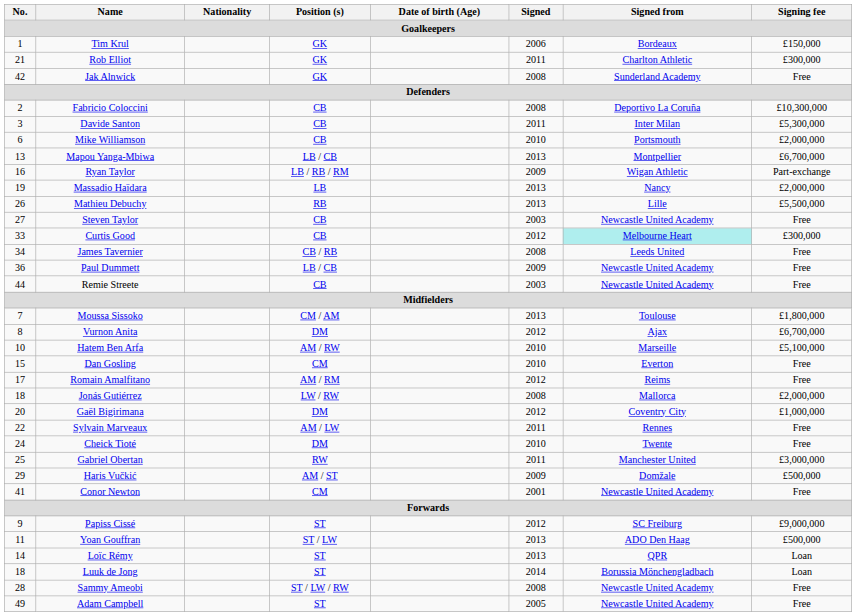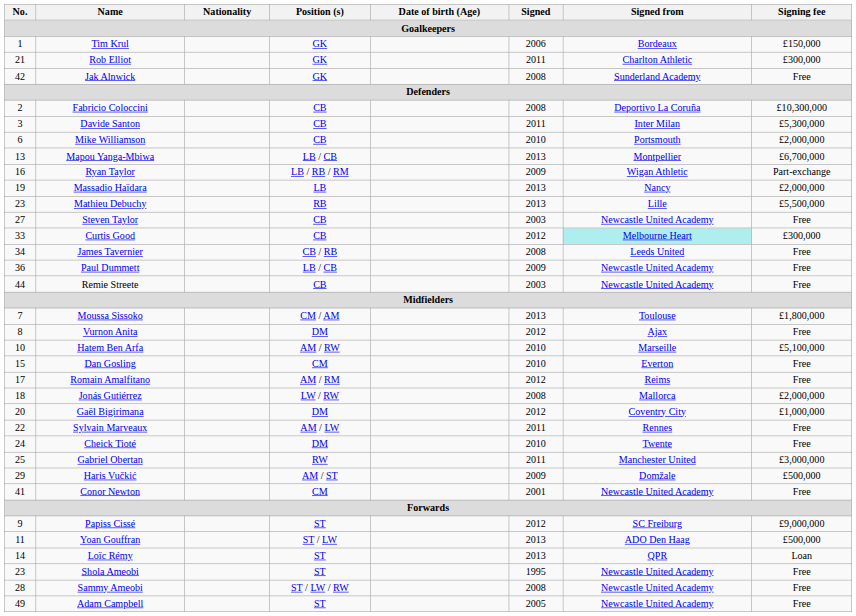(20, 204) 26 -> (20, 204) 23
(802, 332) £6,700,000 -> (802, 332) Free
- row: (110, 572)
+ row: (110, 572)
